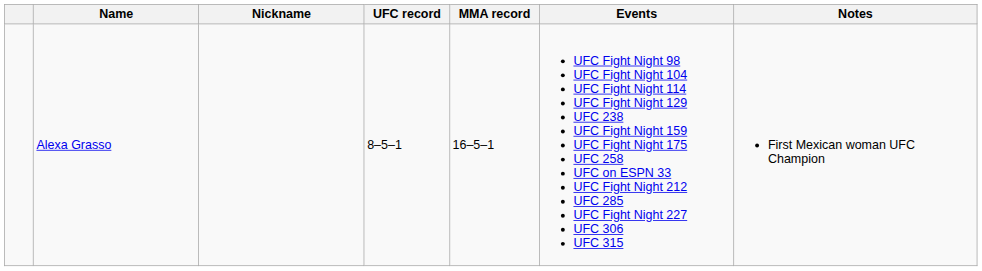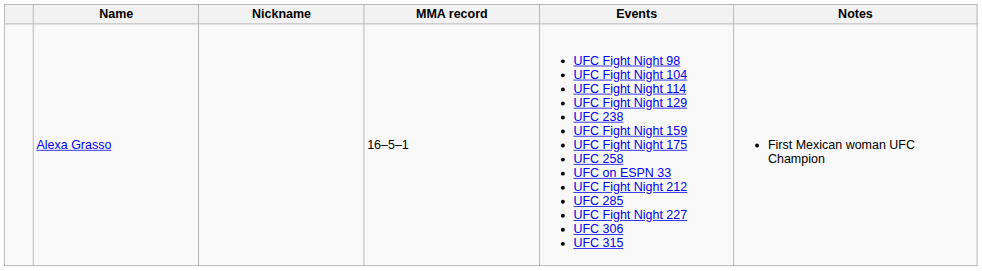- column: (407, 14)
